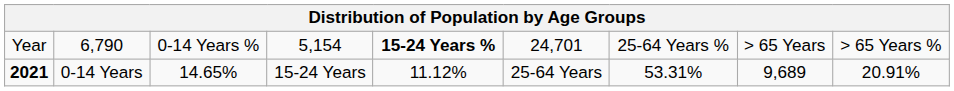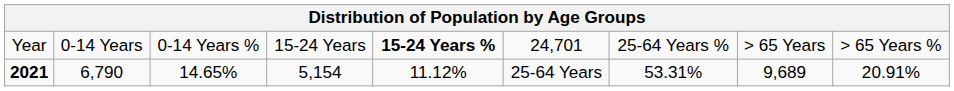(102, 45) 6,790 -> (102, 45) 0-14 Years
(320, 45) 5,154 -> (320, 45) 15-24 Years
(102, 72) 0-14 Years -> (102, 72) 6,790
(320, 72) 15-24 Years -> (320, 72) 5,154
